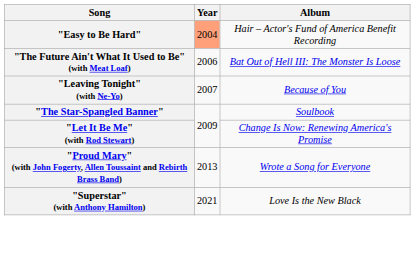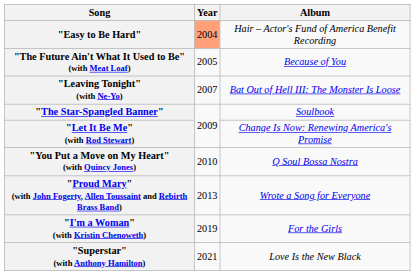(207, 62) 2006 -> (207, 62) 2005
(315, 62) Bat Out of Hell III: The Monster Is Loose -> (315, 62) Because of You
(315, 90) Because of You -> (315, 90) Bat Out of Hell III: The Monster Is Loose
+ row: (99, 161)
+ row: (99, 228)
